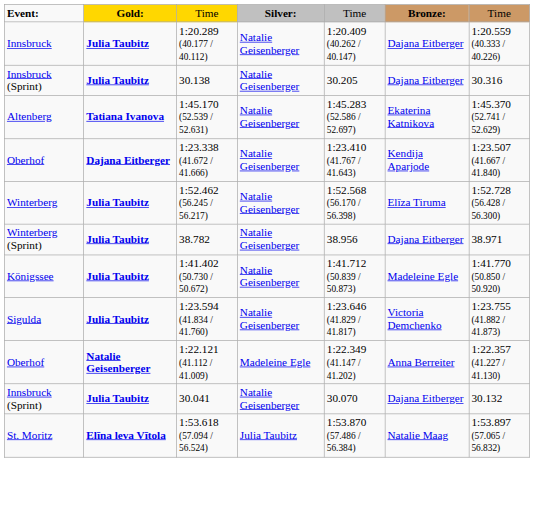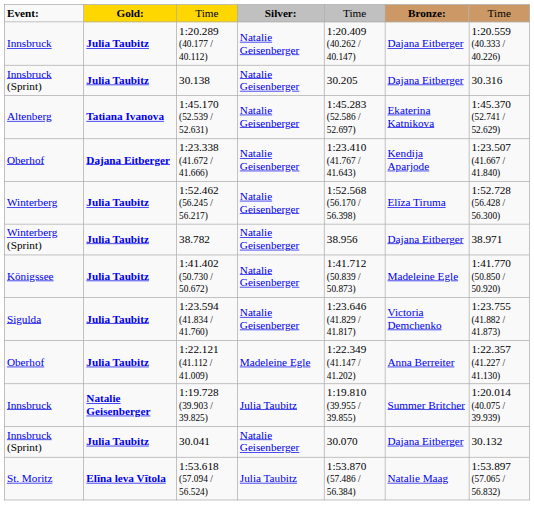(118, 362) Natalie Geisenberger -> (118, 362) Julia Taubitz
+ row: (199, 405)
